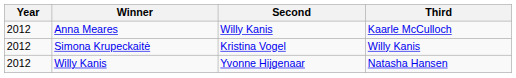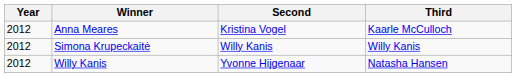(247, 30) Willy Kanis -> (253, 30) Kristina Vogel
(253, 47) Kristina Vogel -> (247, 47) Willy Kanis
